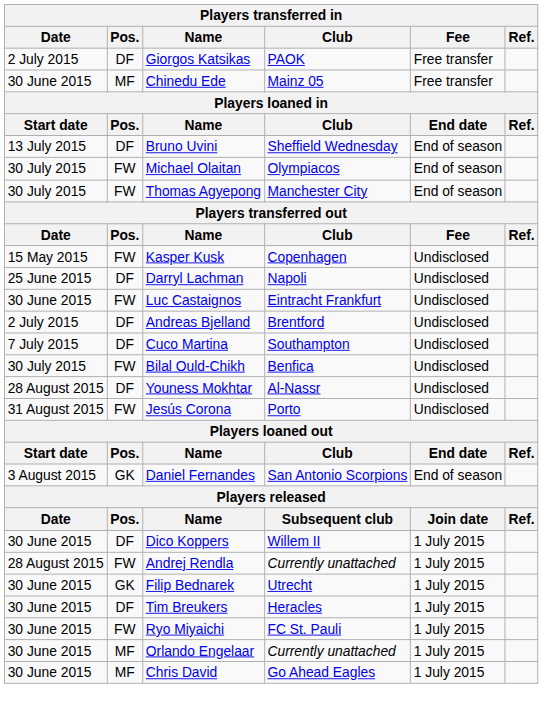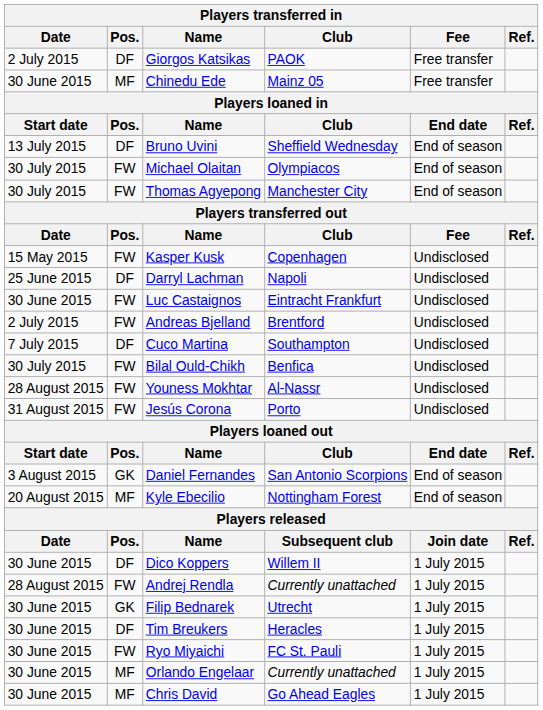(125, 322) DF -> (125, 322) FW
(125, 388) DF -> (125, 388) FW
+ row: (185, 497)
